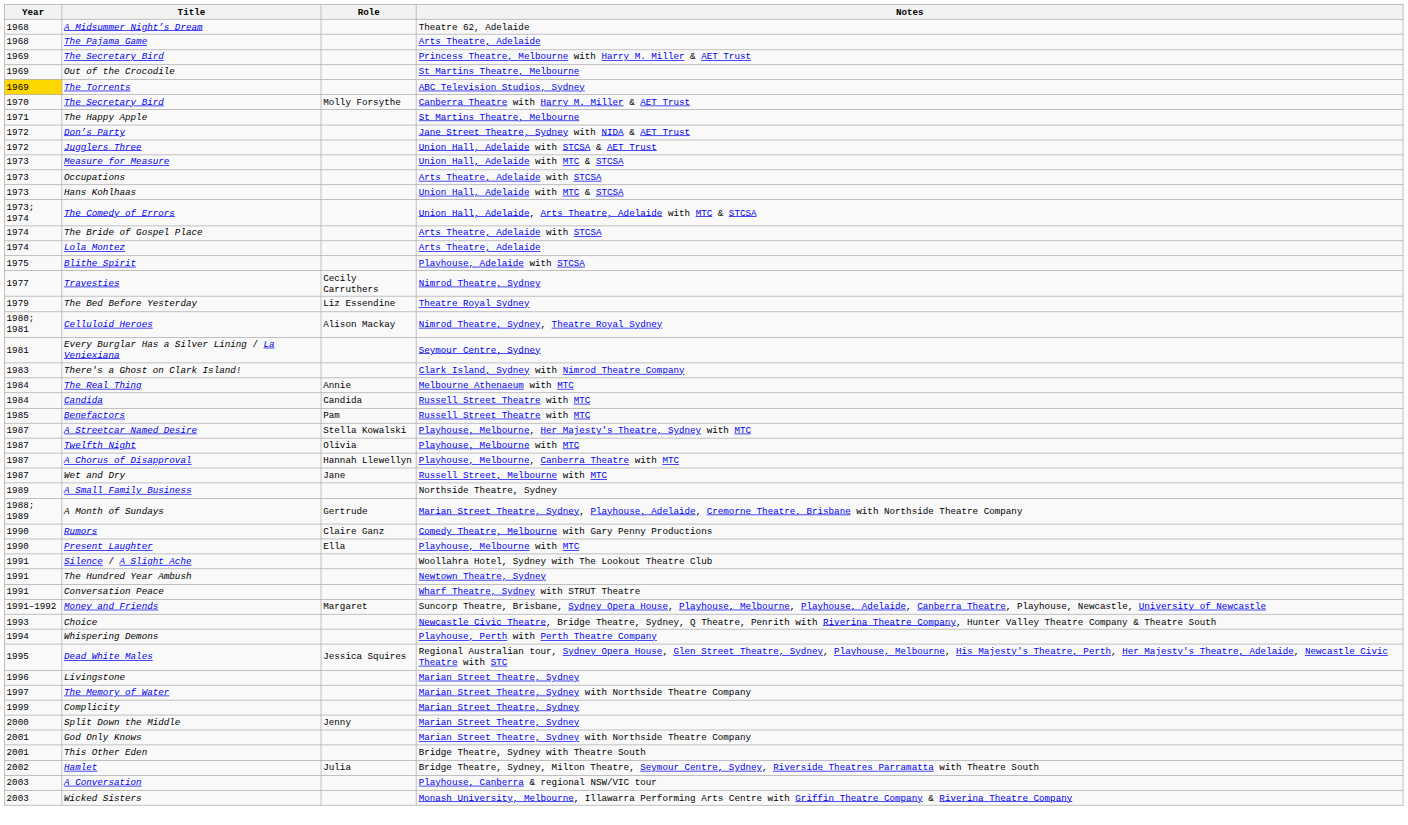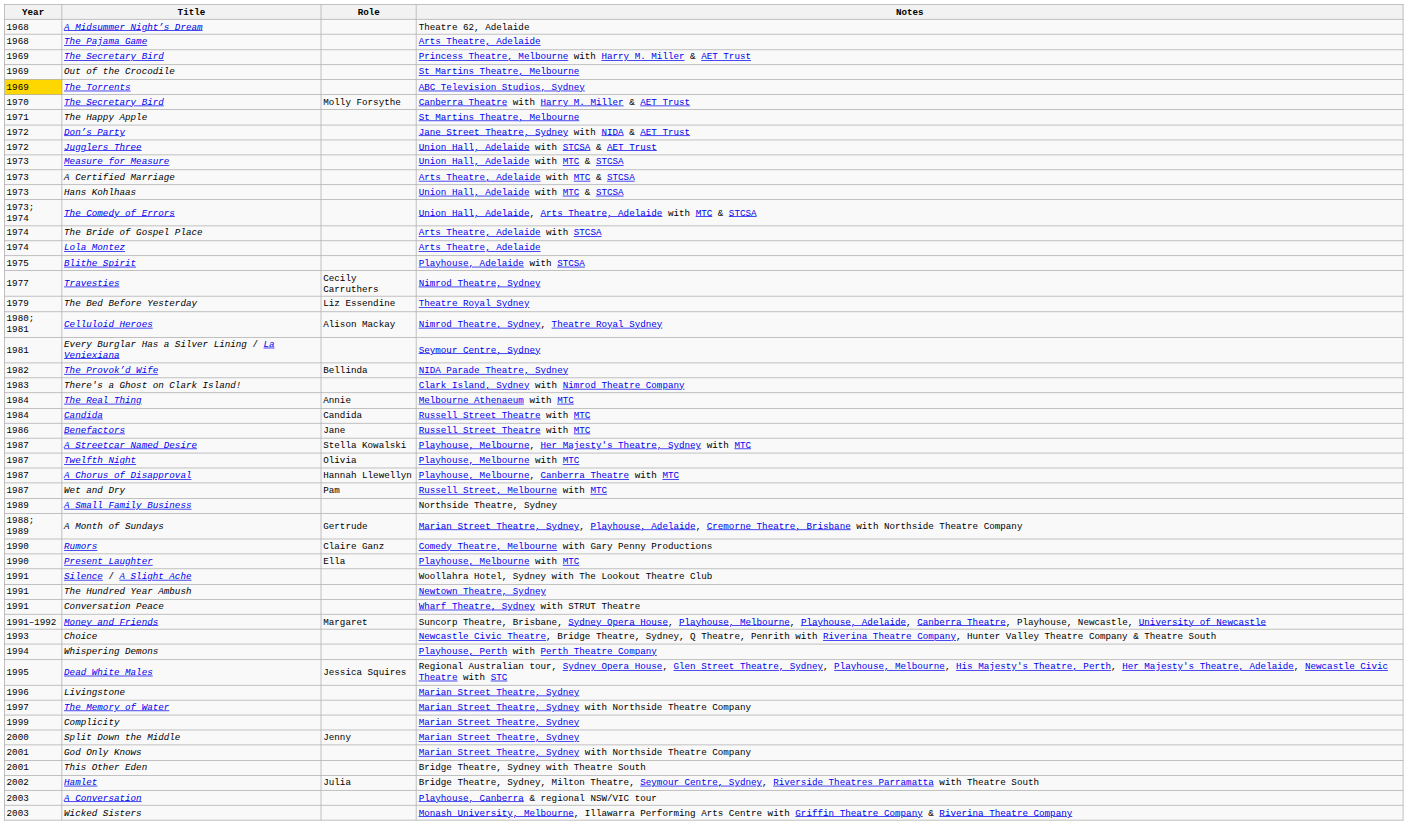+ row: (119, 177)
- row: (95, 177)
+ row: (111, 370)
(18, 416) 1985 -> (18, 431) 1986
(332, 416) Pam -> (334, 431) Jane
(334, 476) Jane -> (332, 491) Pam
